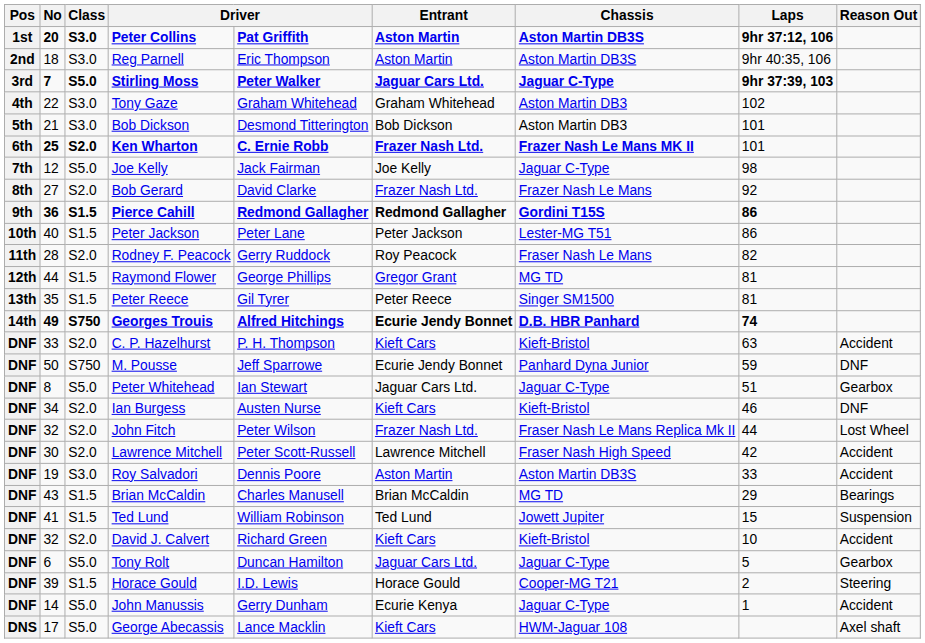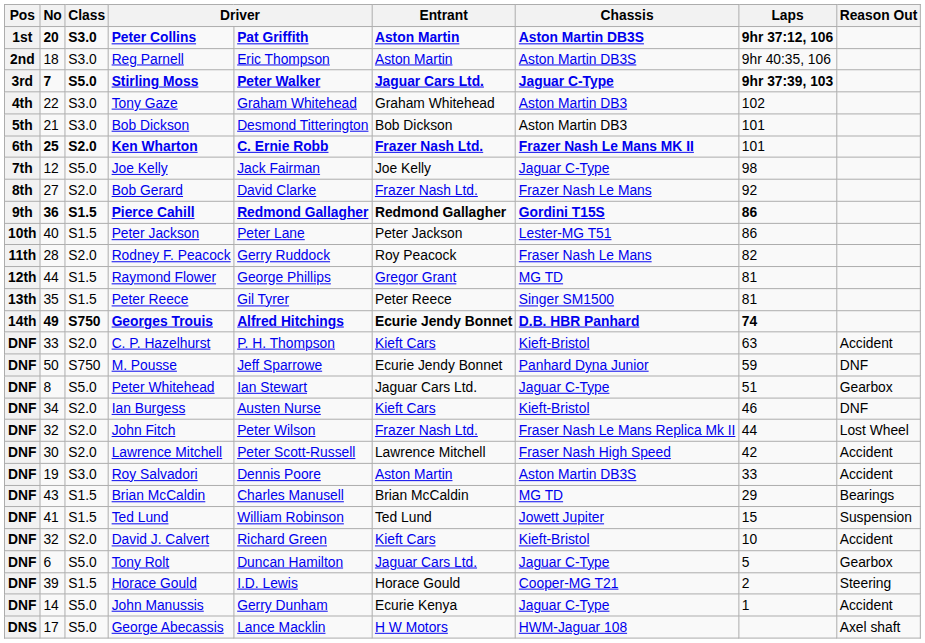(405, 627) Kieft Cars -> (411, 627) H W Motors
